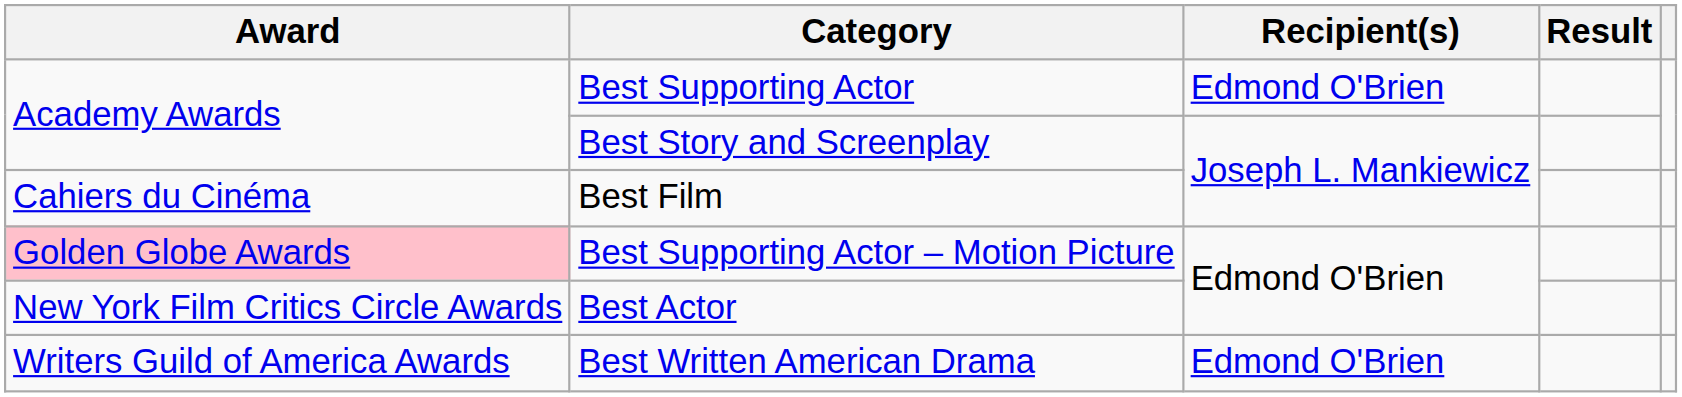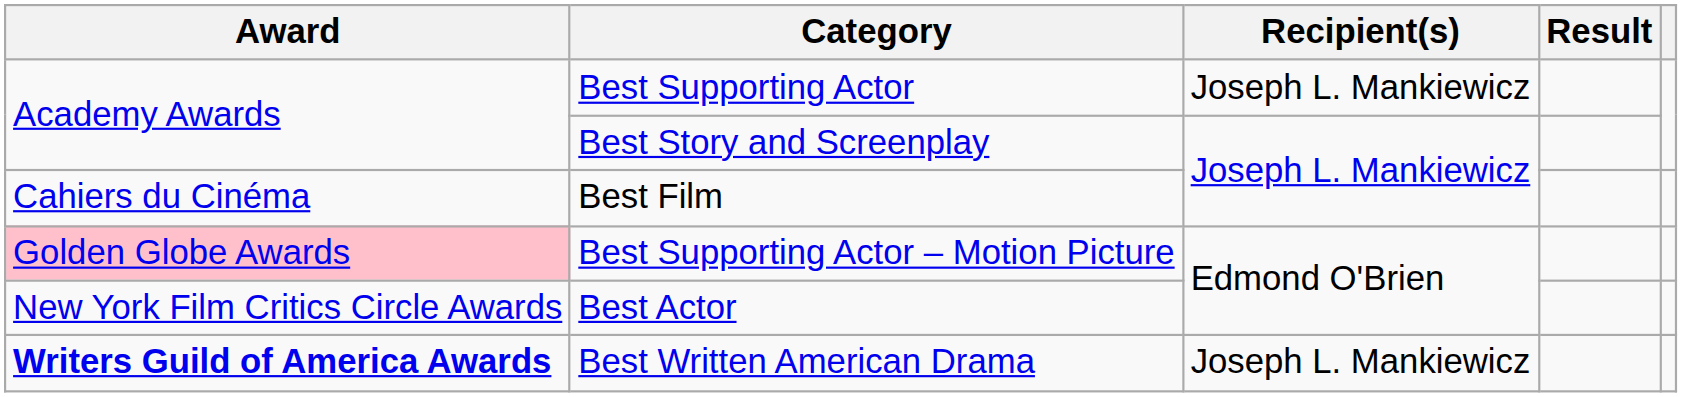(1317, 87) Edmond O'Brien -> (1360, 87) Joseph L. Mankiewicz
(261, 362) normal -> (282, 362) bold
(1317, 362) Edmond O'Brien -> (1360, 362) Joseph L. Mankiewicz
